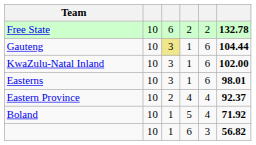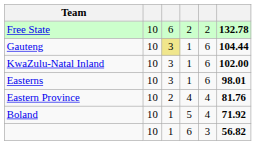(234, 98) 92.37 -> (234, 98) 81.76
